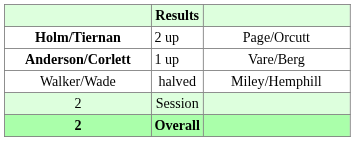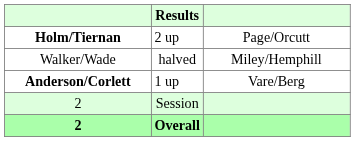rows swapped: (78, 59) <-> (78, 81)
